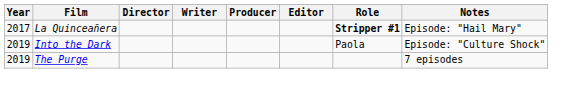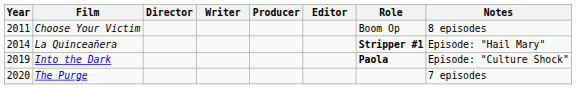+ row: (88, 28)
(18, 28) 2017 -> (18, 44) 2014
(350, 44) normal -> (373, 60) bold
(18, 60) 2019 -> (18, 76) 2020
